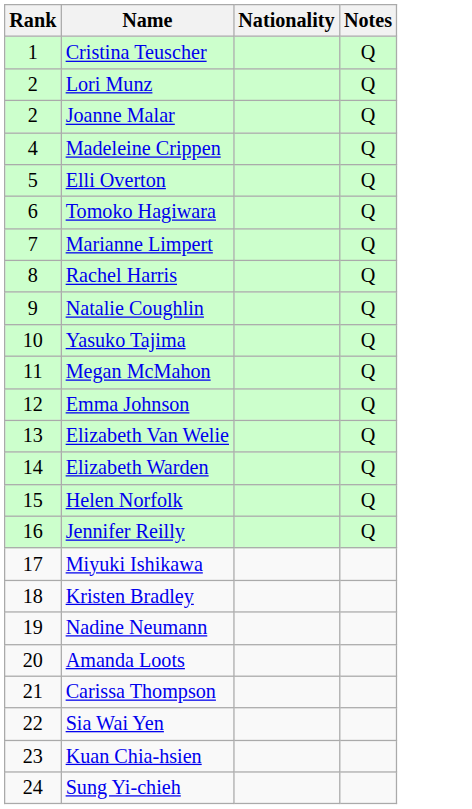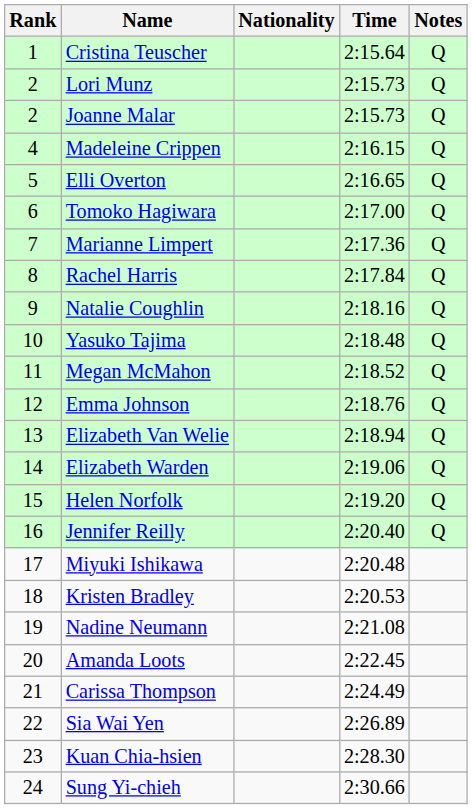+ column: (374, 20)
